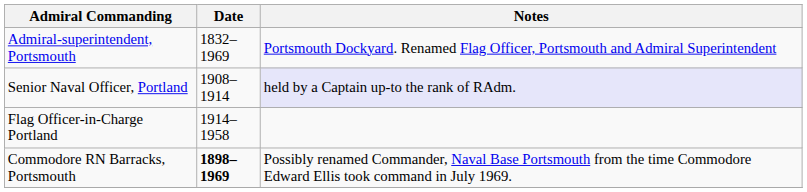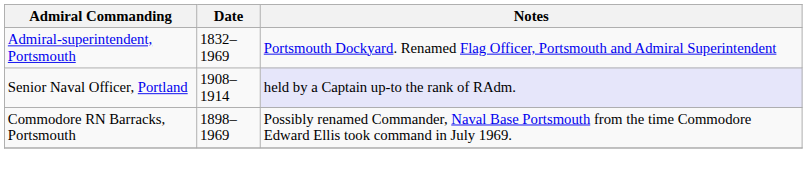- row: (75, 127)
(218, 167) bold -> (218, 127) normal
